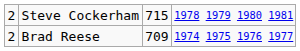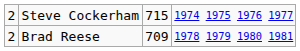(234, 15) 1978 1979 1980 1981 -> (234, 15) 1974 1975 1976 1977
(234, 36) 1974 1975 1976 1977 -> (234, 36) 1978 1979 1980 1981
